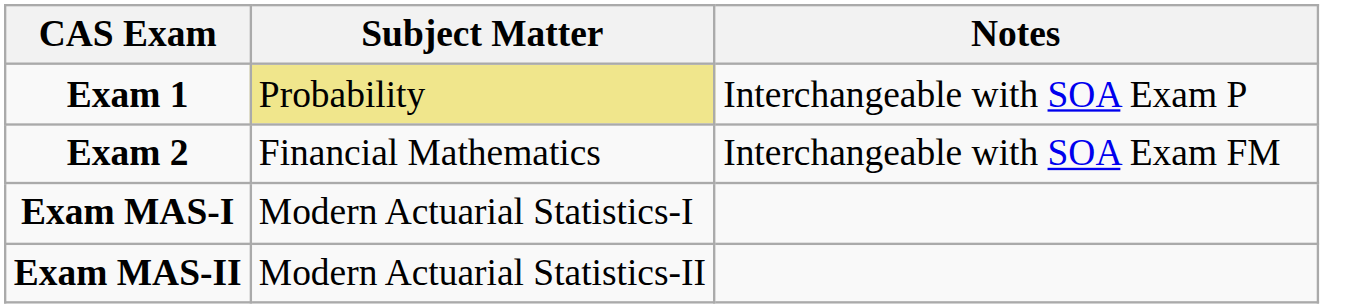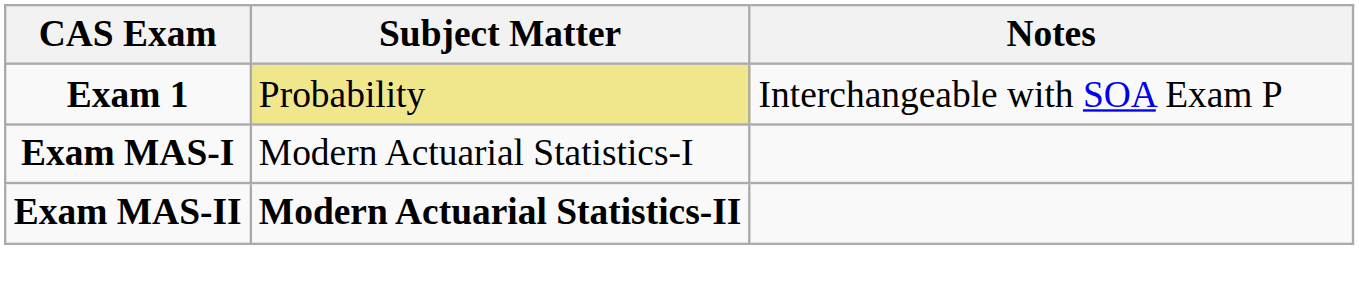- row: (128, 152)
(482, 271) normal -> (500, 212) bold
